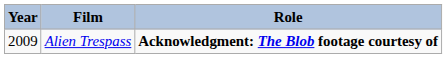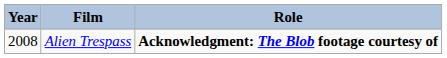(23, 41) 2009 -> (23, 41) 2008
